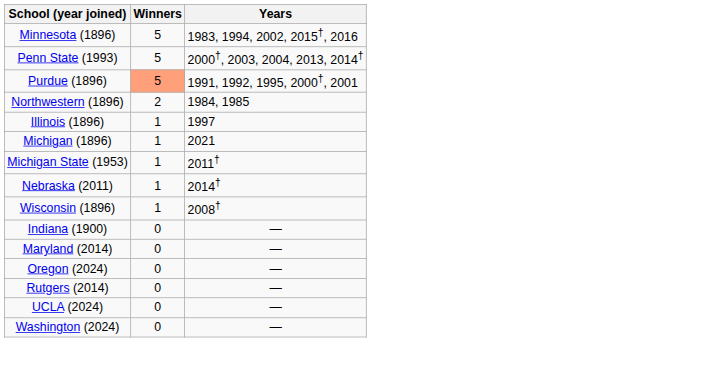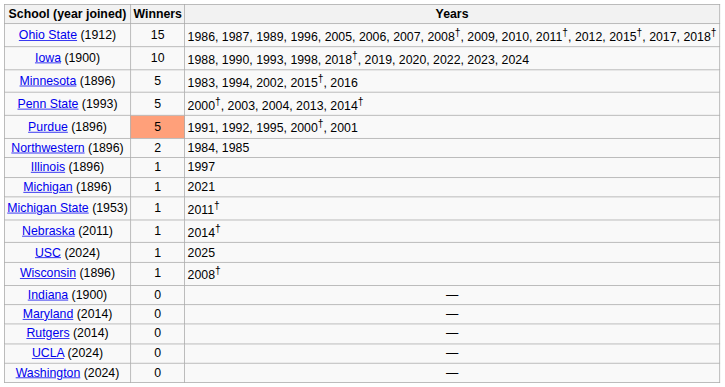+ row: (67, 35)
+ row: (67, 58)
+ row: (67, 252)
- row: (67, 268)
